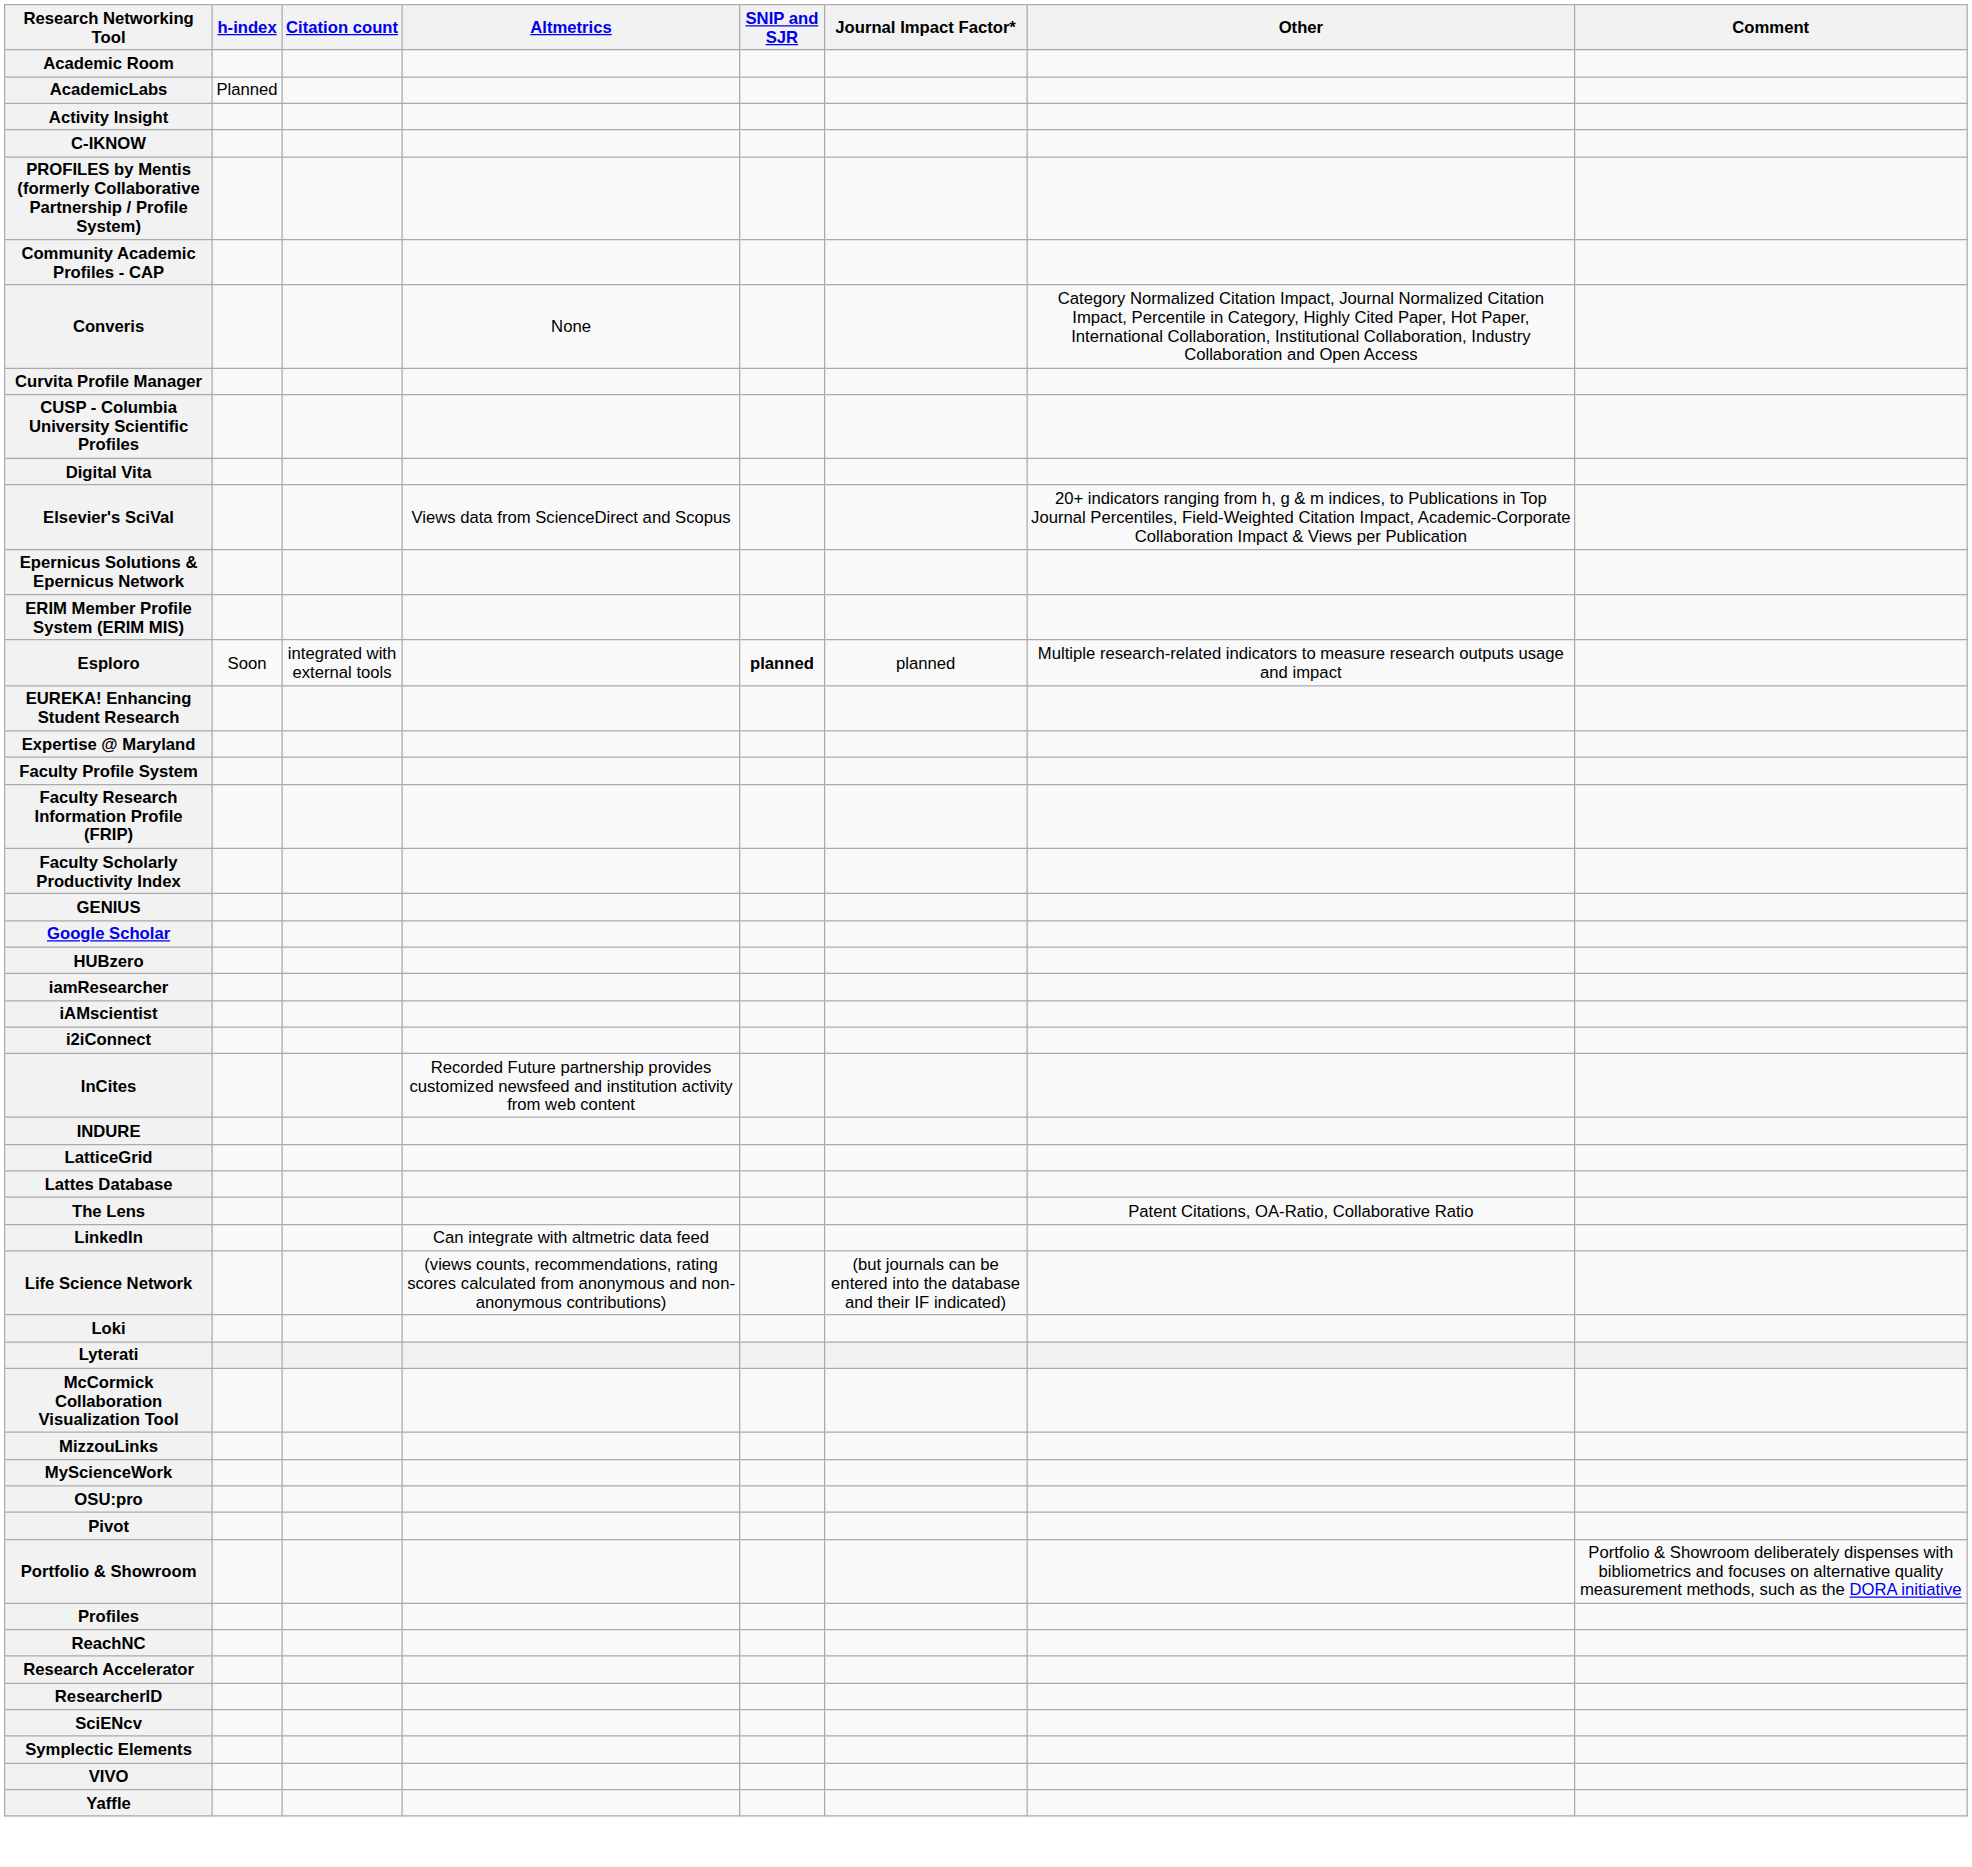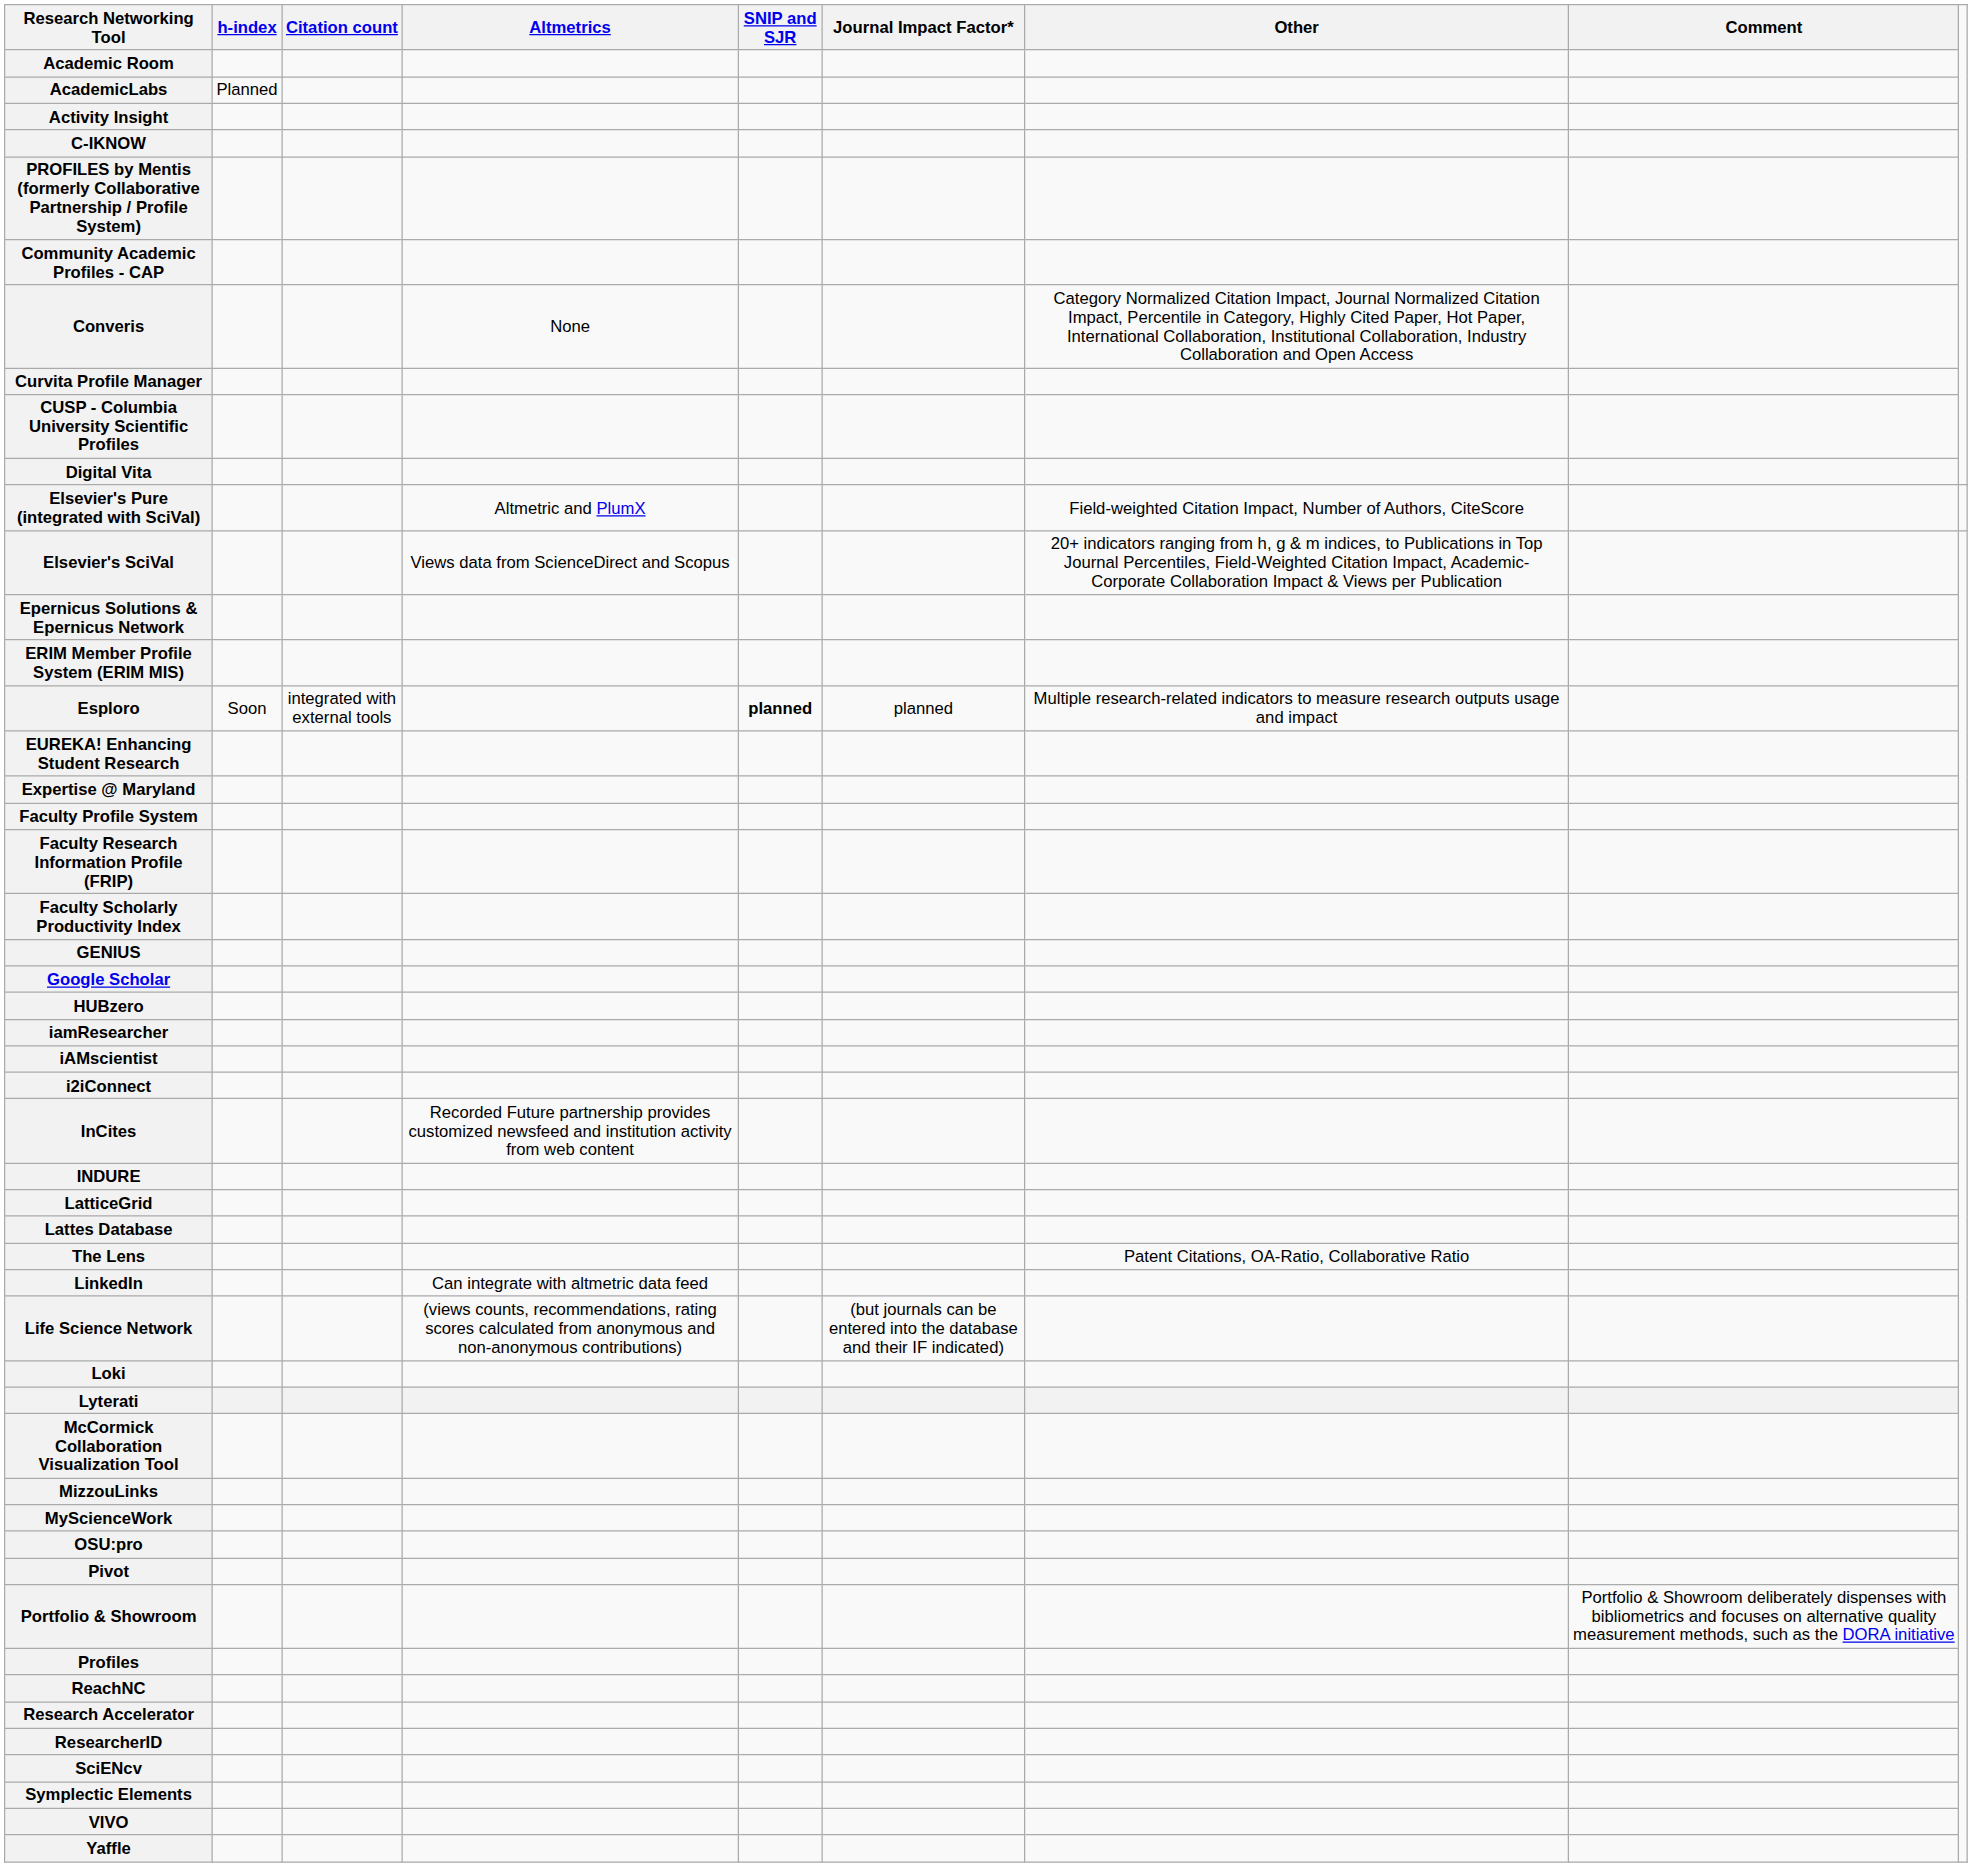+ row: (109, 508)
